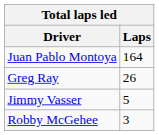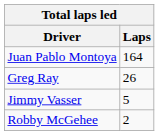(126, 120) 3 -> (126, 120) 2
